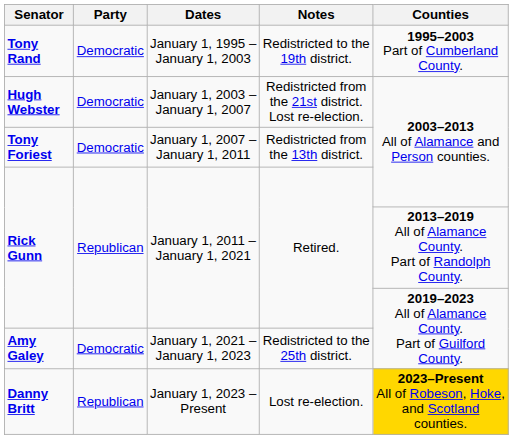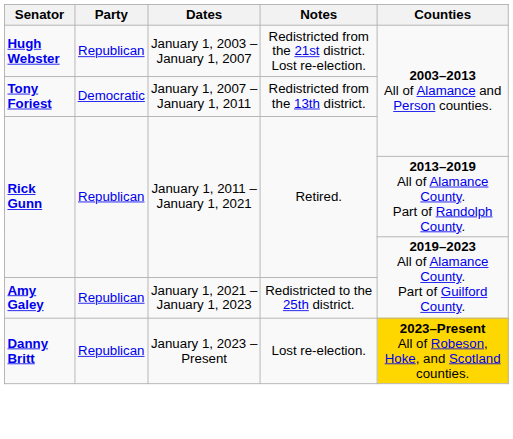- row: (24, 51)
(110, 101) Democratic -> (111, 51) Republican
(110, 348) Democratic -> (111, 297) Republican
